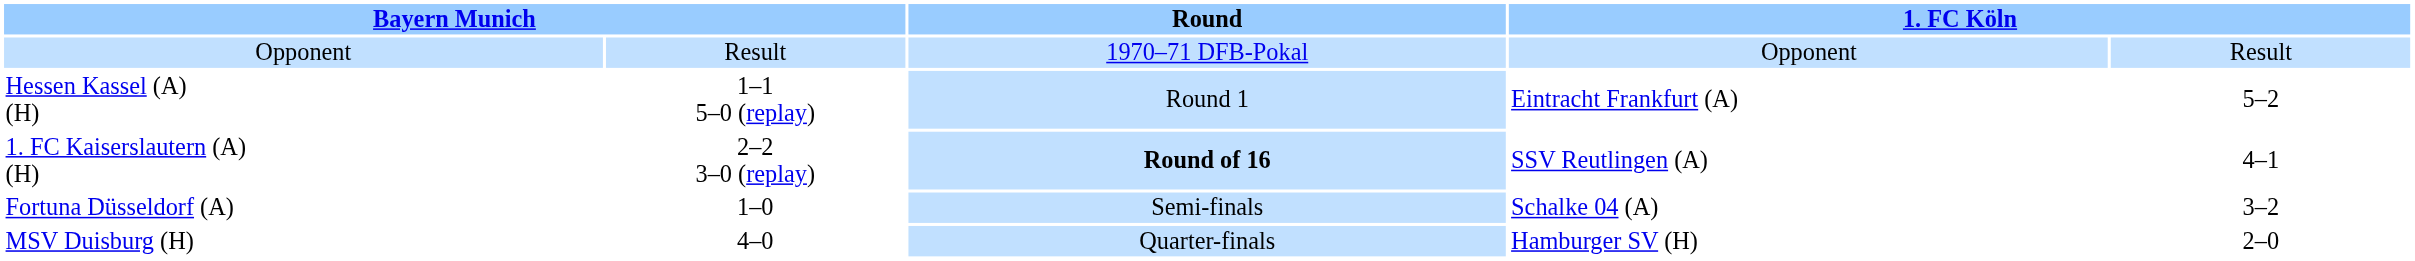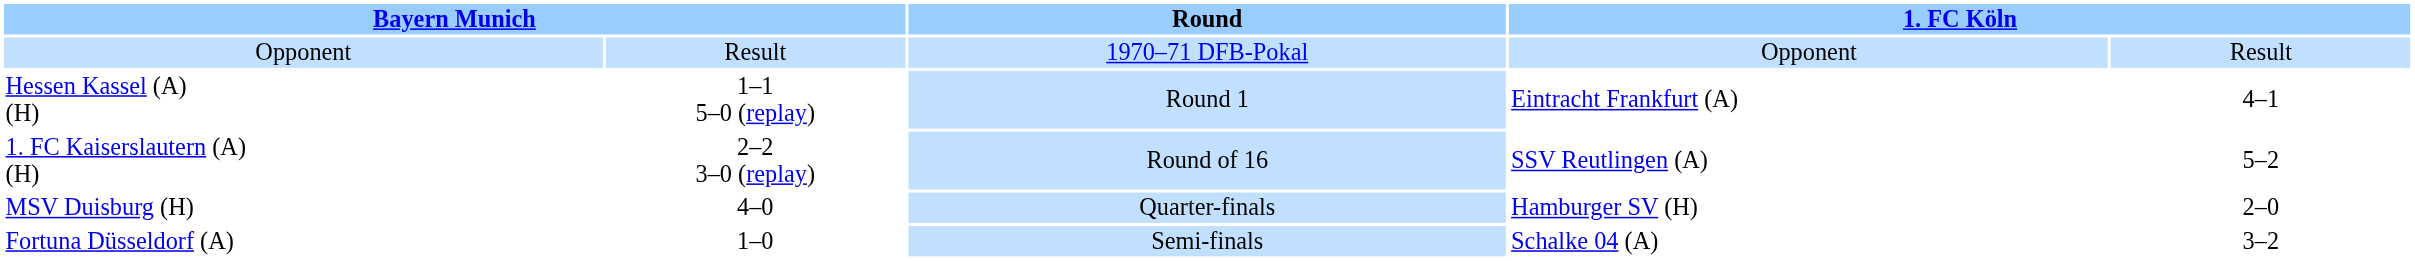(2261, 99) 5–2 -> (2261, 99) 4–1
(1207, 160) bold -> (1207, 160) normal
(2261, 160) 4–1 -> (2261, 160) 5–2
rows swapped: (100, 240) <-> (120, 207)
